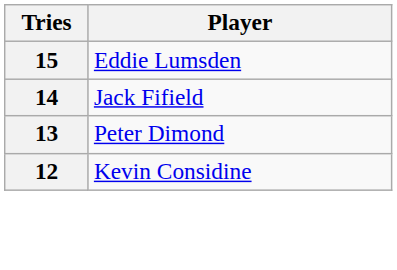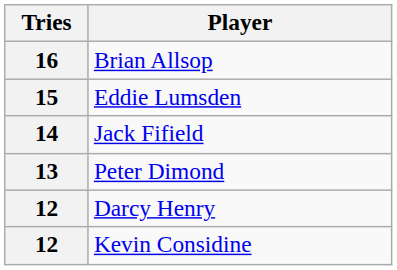+ row: (153, 60)
+ row: (155, 208)
